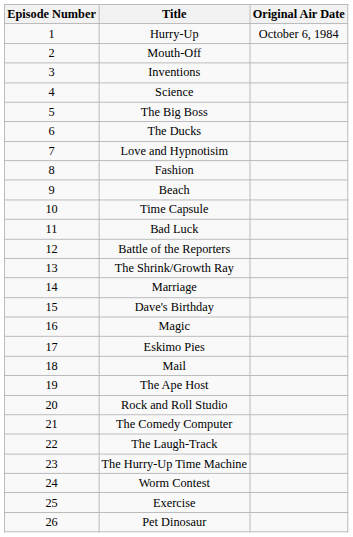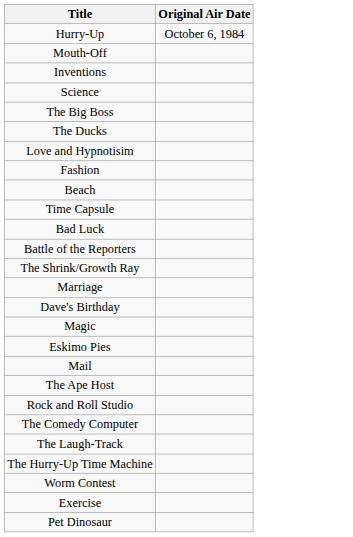- column: (52, 14)
